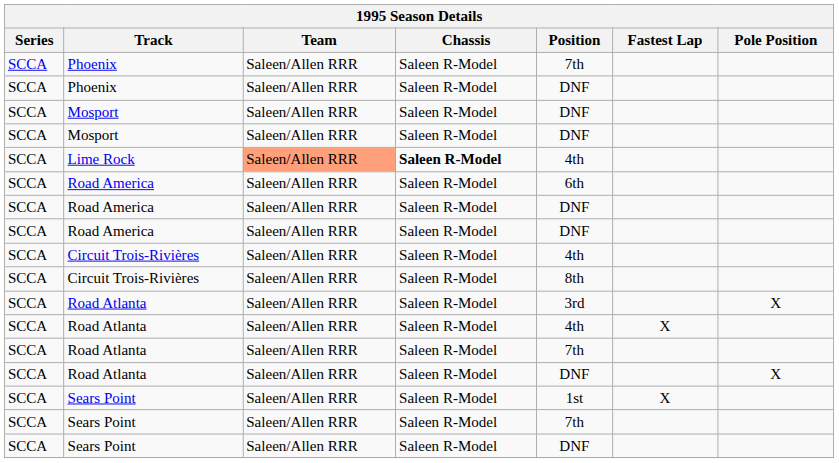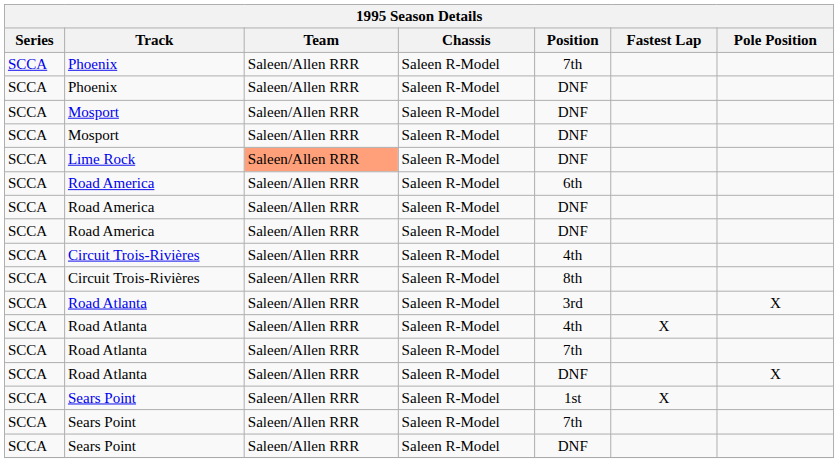(450, 159) bold -> (451, 159) normal
(574, 159) 4th -> (573, 159) DNF
